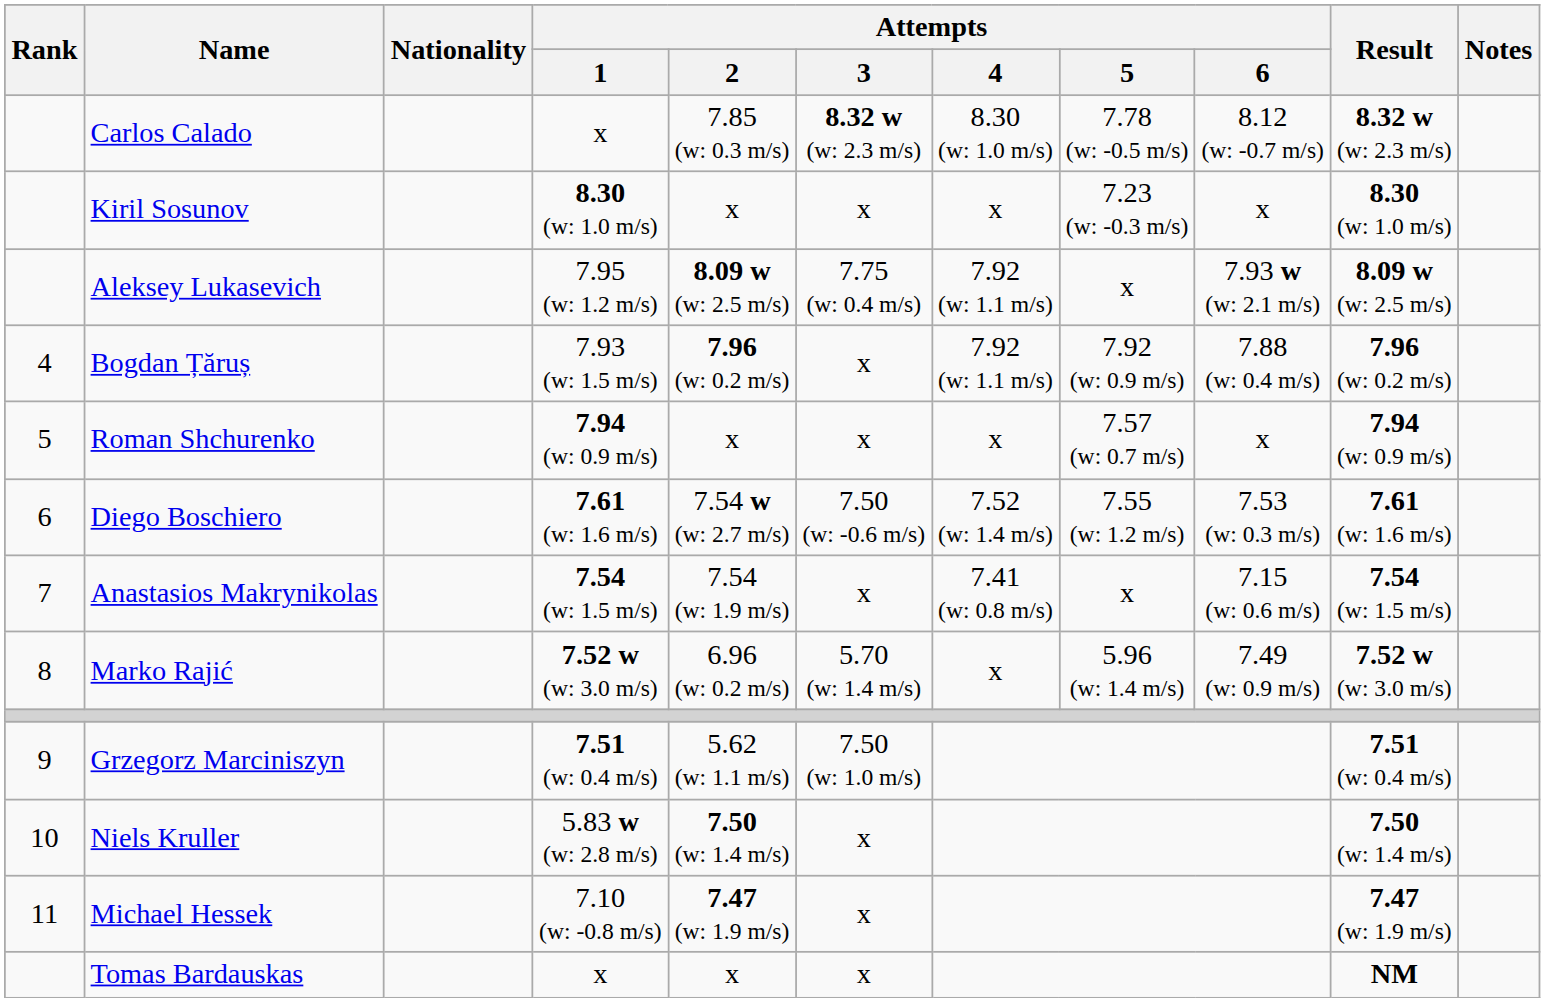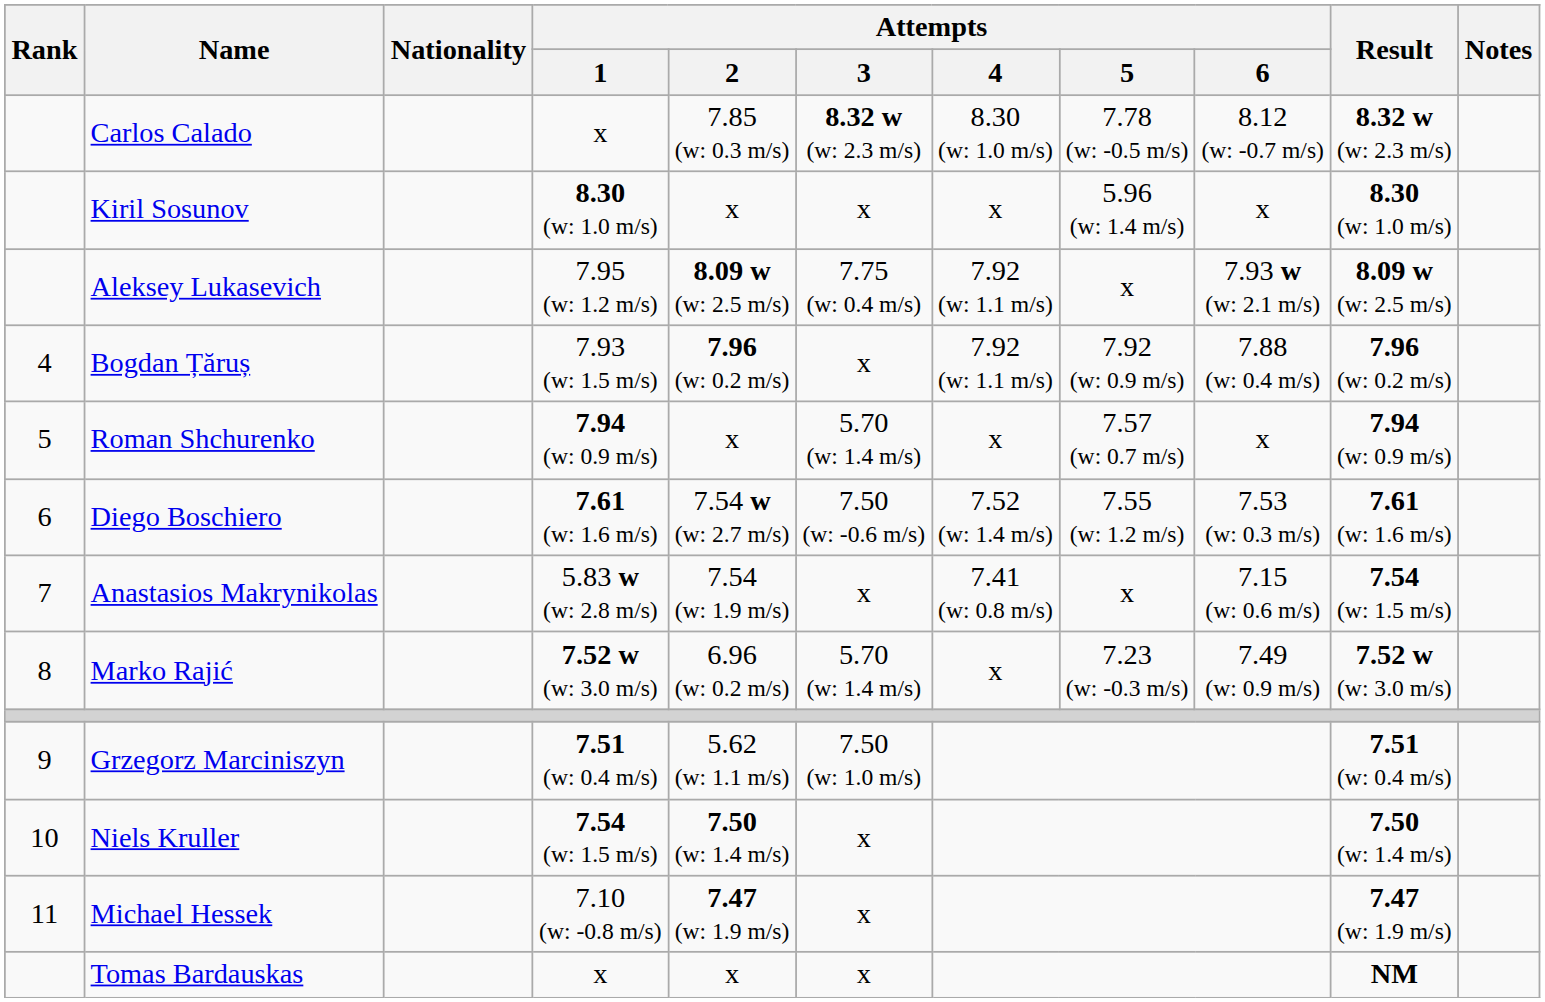(1127, 209) 7.23 (w: -0.3 m/s) -> (1127, 209) 5.96 (w: 1.4 m/s)
(864, 439) x -> (864, 439) 5.70 (w: 1.4 m/s)
(600, 593) 7.54 (w: 1.5 m/s) -> (600, 593) 5.83 w (w: 2.8 m/s)
(1127, 670) 5.96 (w: 1.4 m/s) -> (1127, 670) 7.23 (w: -0.3 m/s)
(600, 836) 5.83 w (w: 2.8 m/s) -> (600, 836) 7.54 (w: 1.5 m/s)
